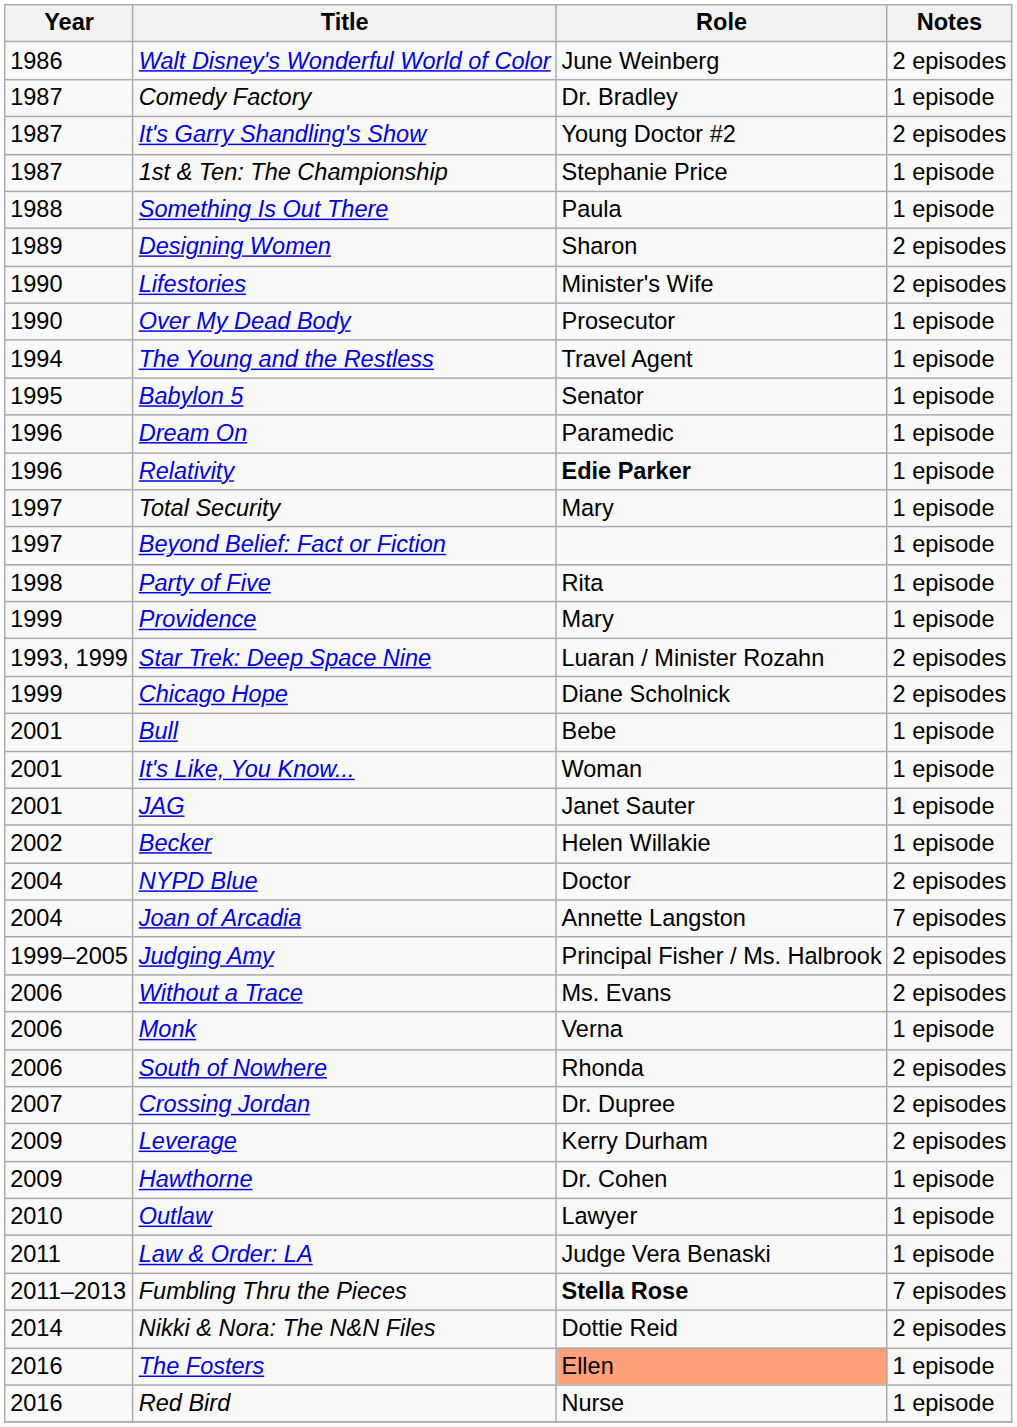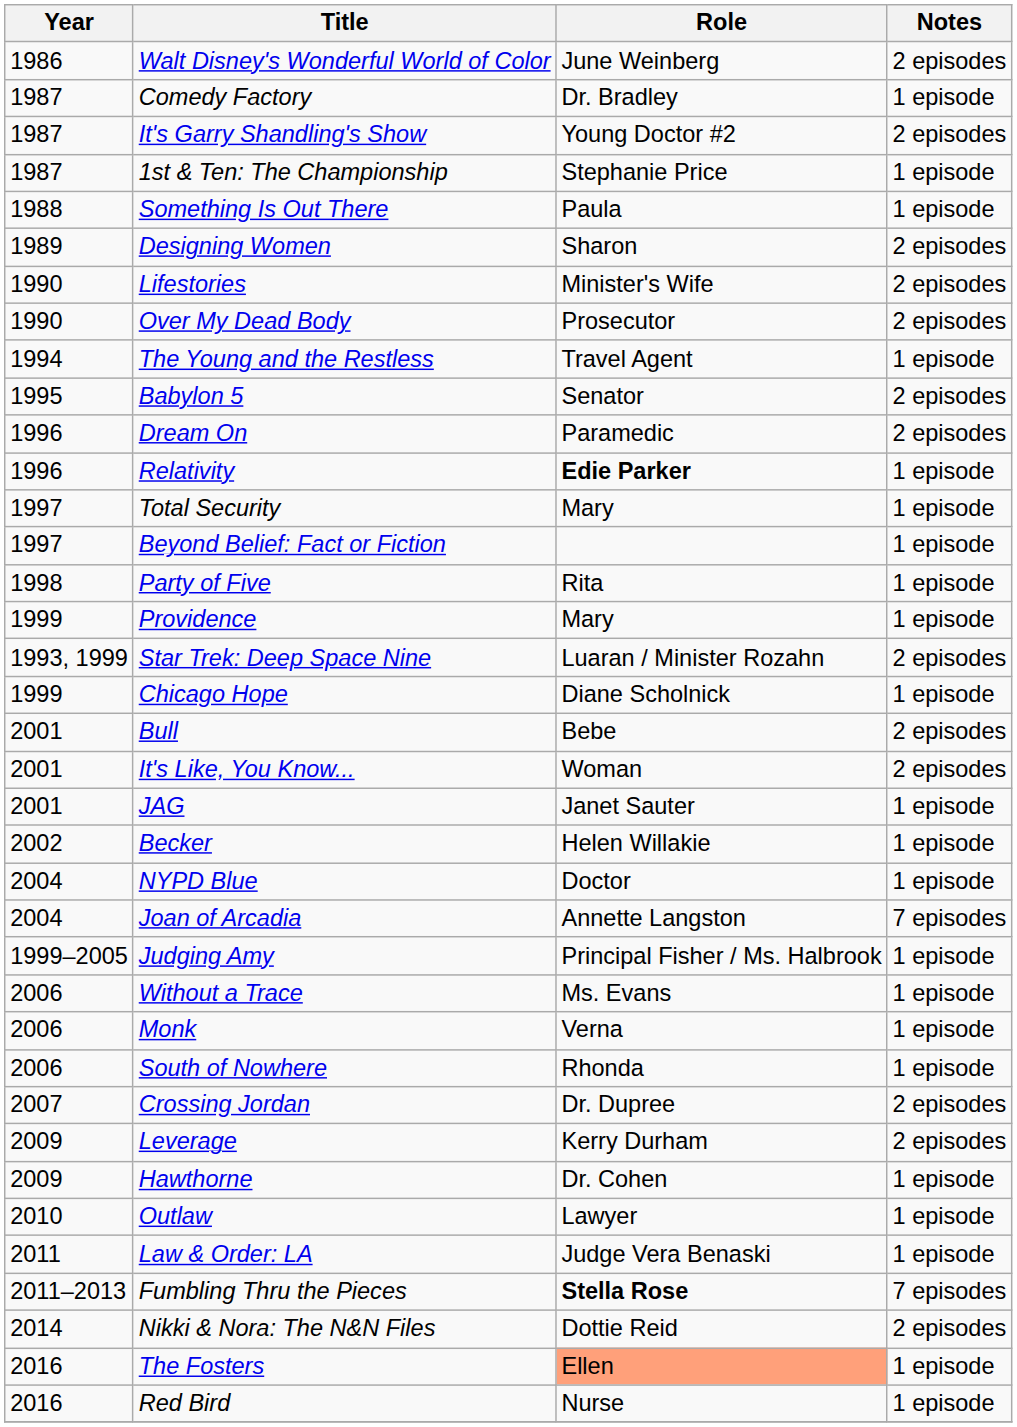(944, 321) 1 episode -> (949, 321) 2 episodes
(944, 396) 1 episode -> (949, 396) 2 episodes
(944, 433) 1 episode -> (949, 433) 2 episodes
(949, 694) 2 episodes -> (944, 694) 1 episode
(944, 731) 1 episode -> (949, 731) 2 episodes
(944, 769) 1 episode -> (949, 769) 2 episodes
(949, 881) 2 episodes -> (944, 881) 1 episode
(949, 955) 2 episodes -> (944, 955) 1 episode
(949, 992) 2 episodes -> (944, 992) 1 episode
(949, 1067) 2 episodes -> (944, 1067) 1 episode
